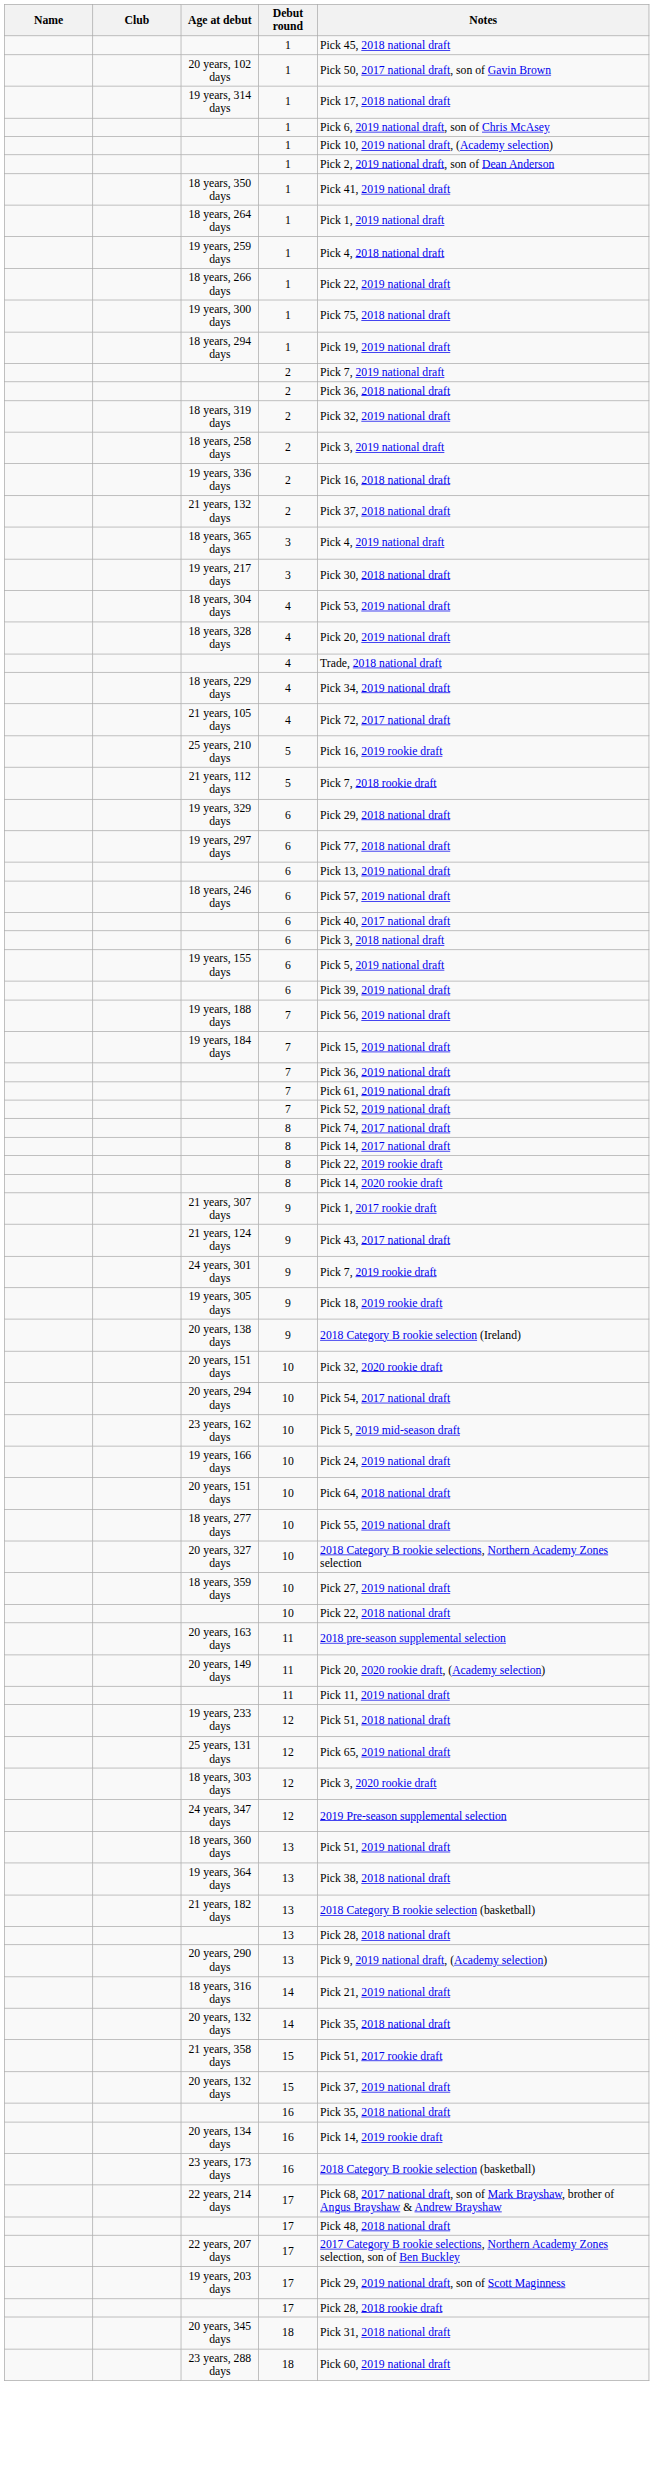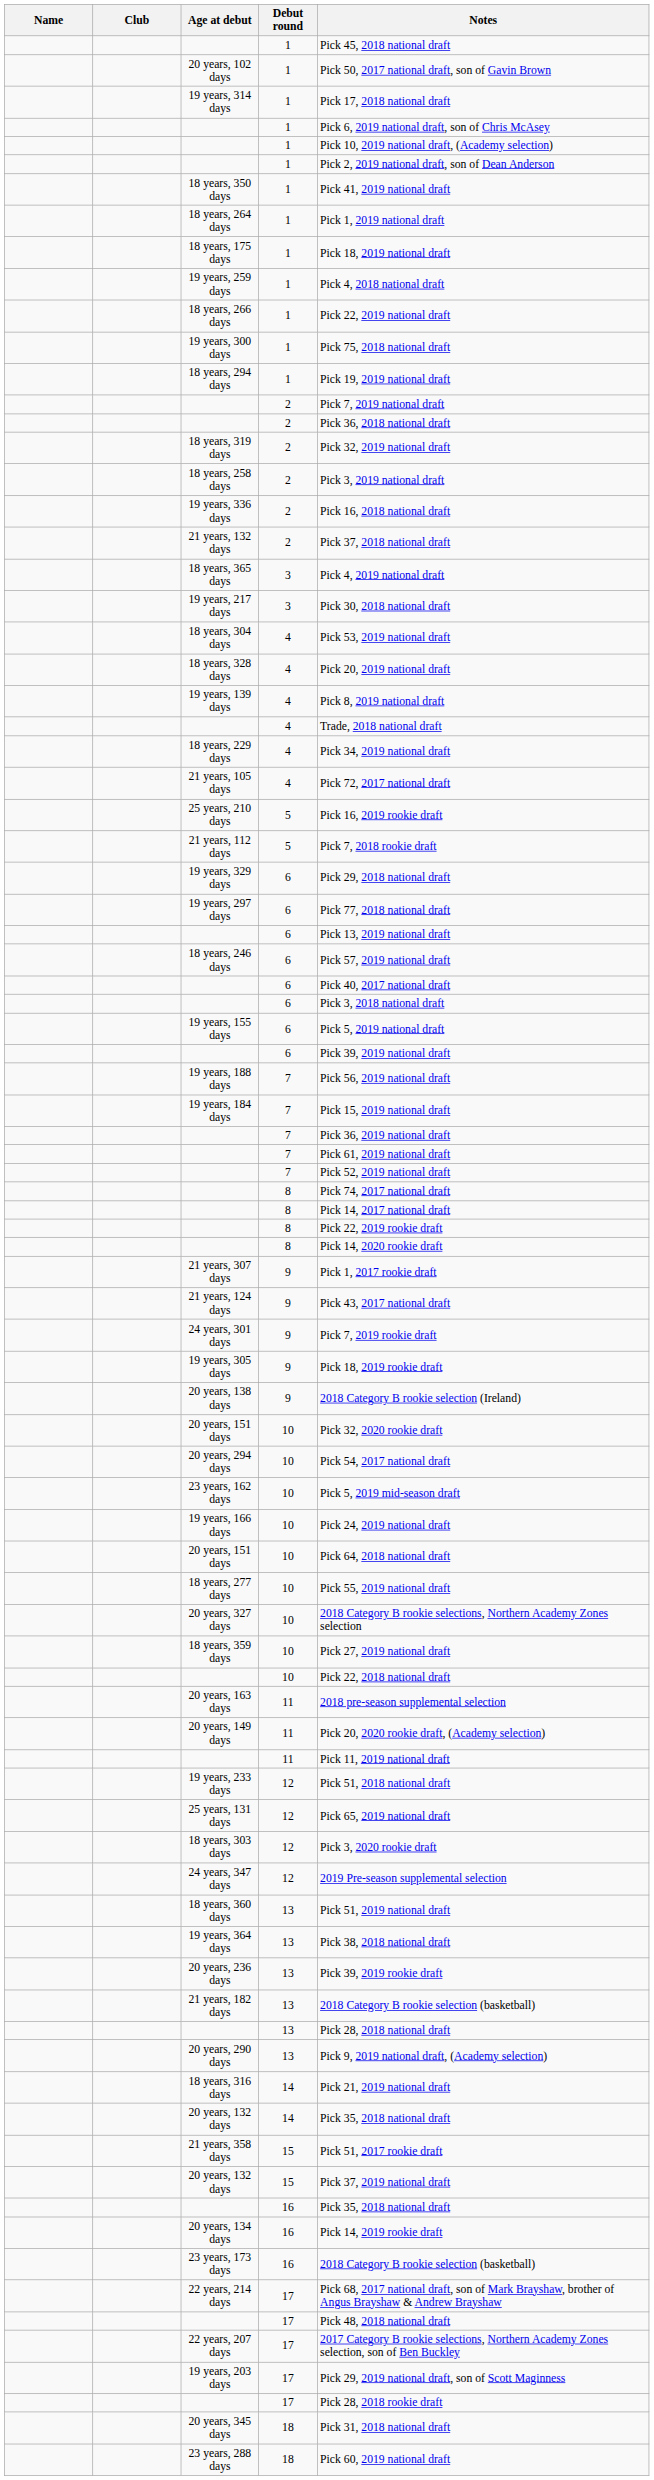+ row: (220, 252)
+ row: (220, 701)
+ row: (220, 1973)
